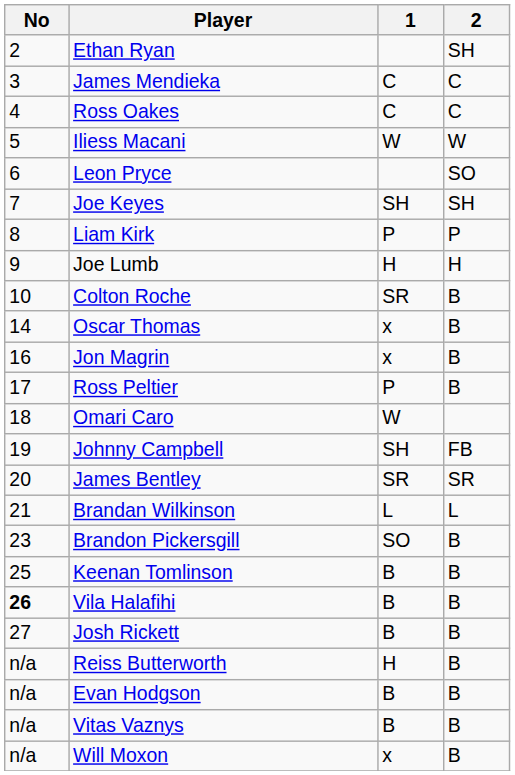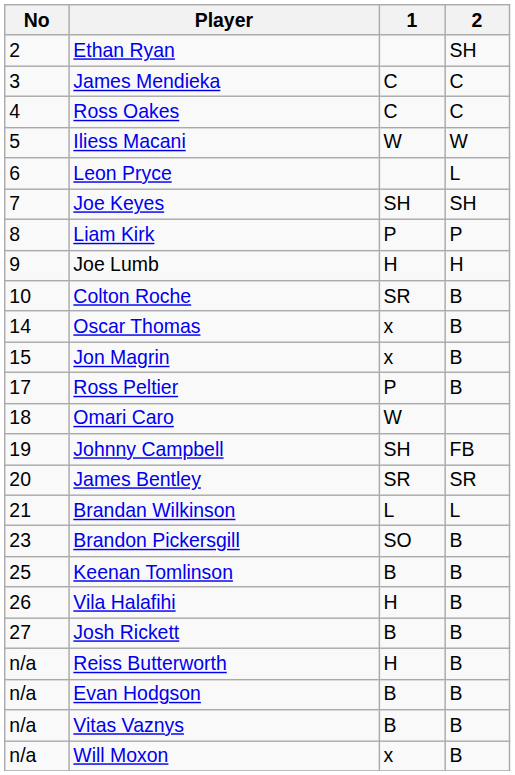(462, 173) SO -> (455, 173) L
(20, 357) 16 -> (20, 357) 15
(20, 602) bold -> (20, 602) normal
(389, 602) B -> (391, 602) H
